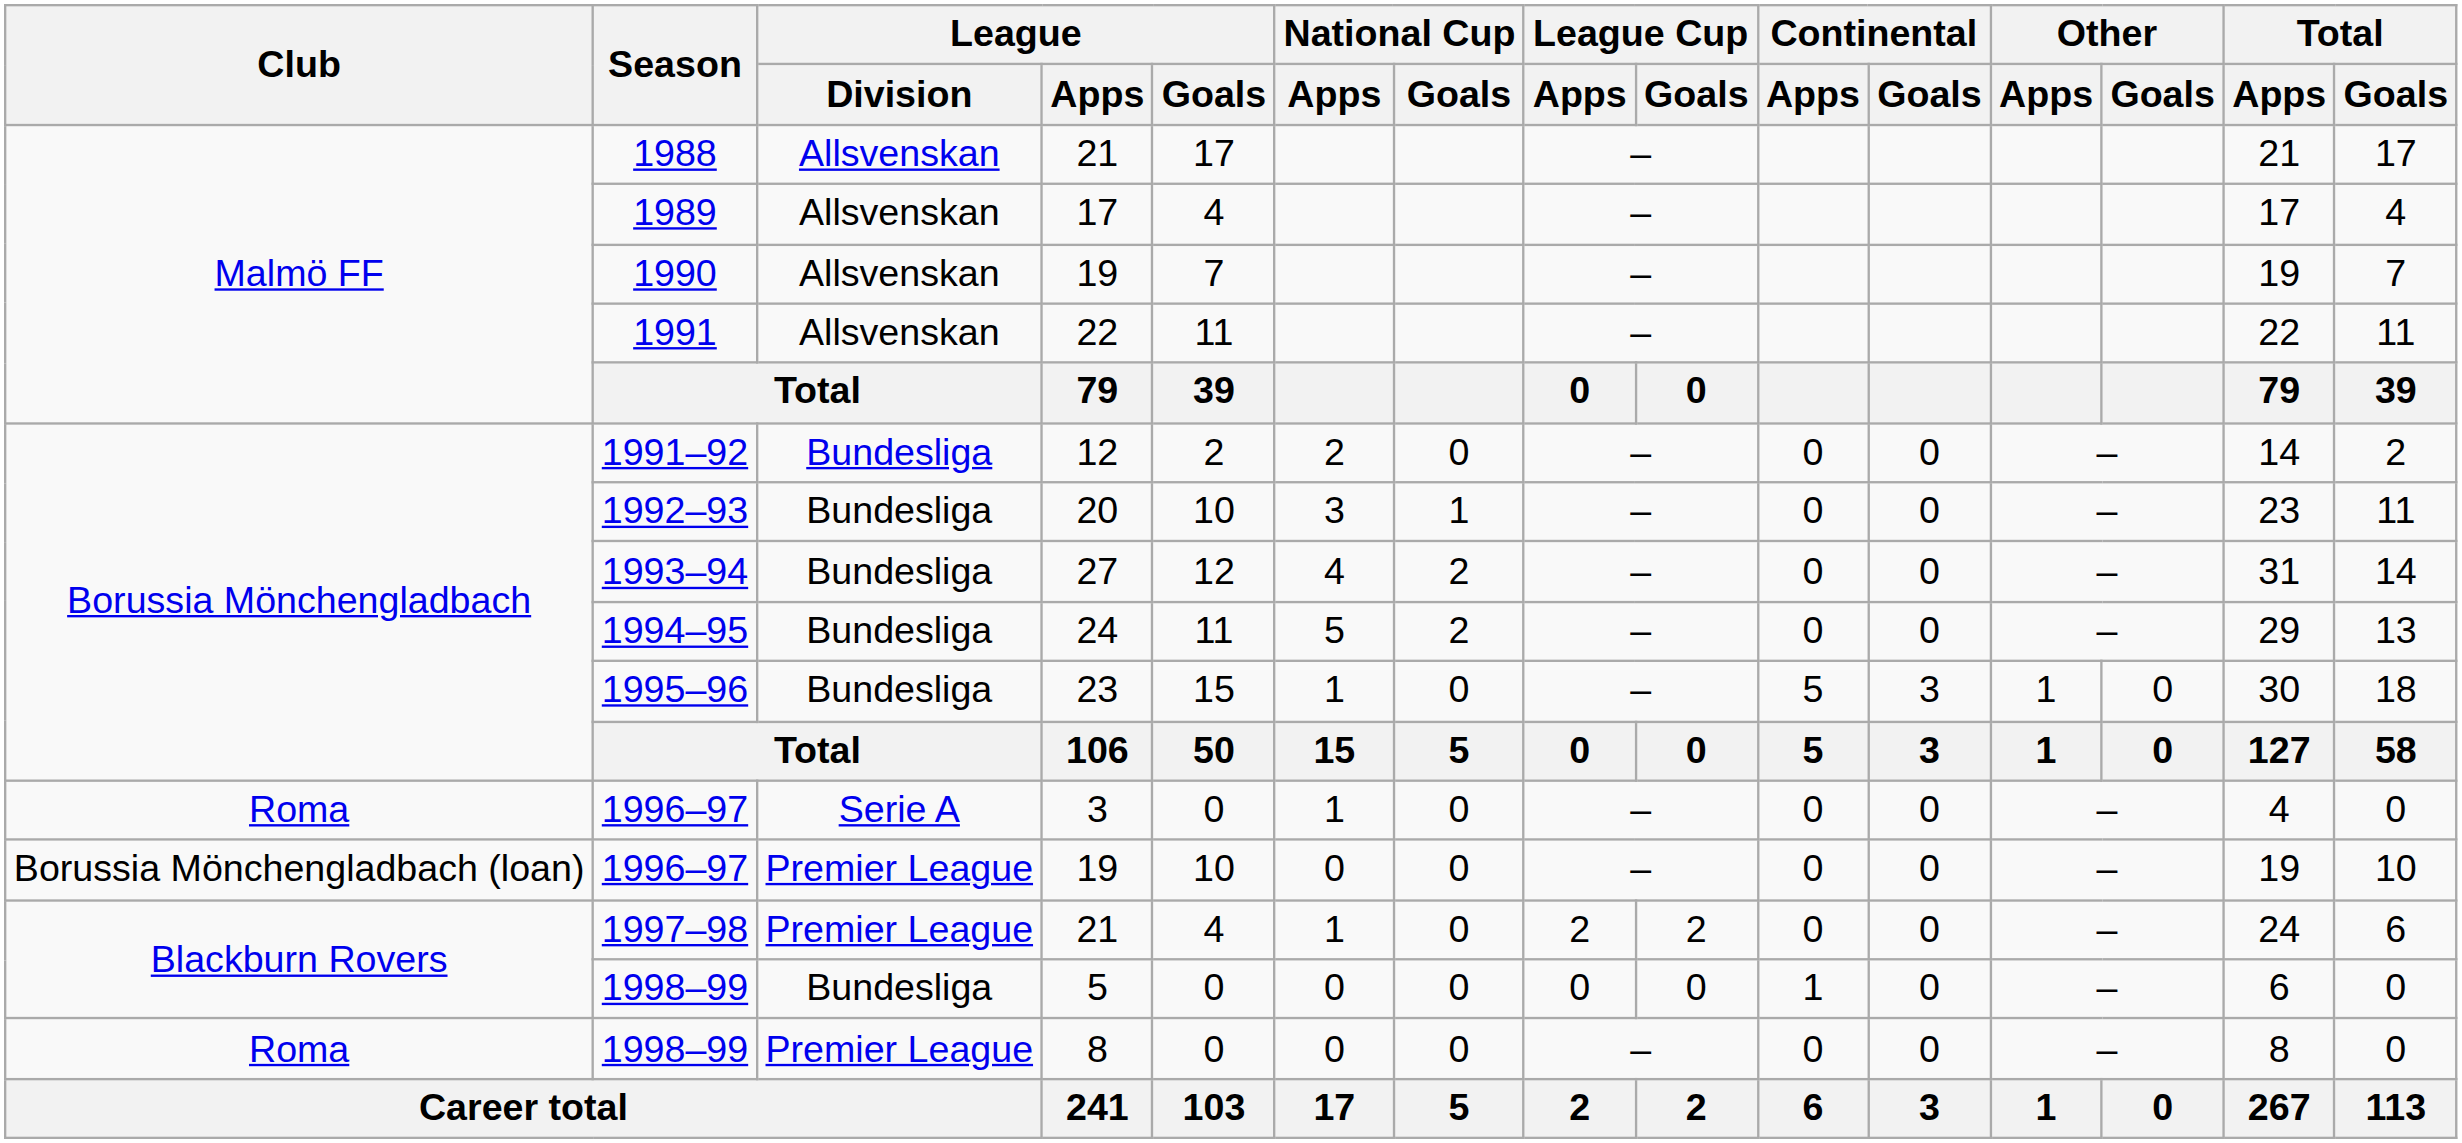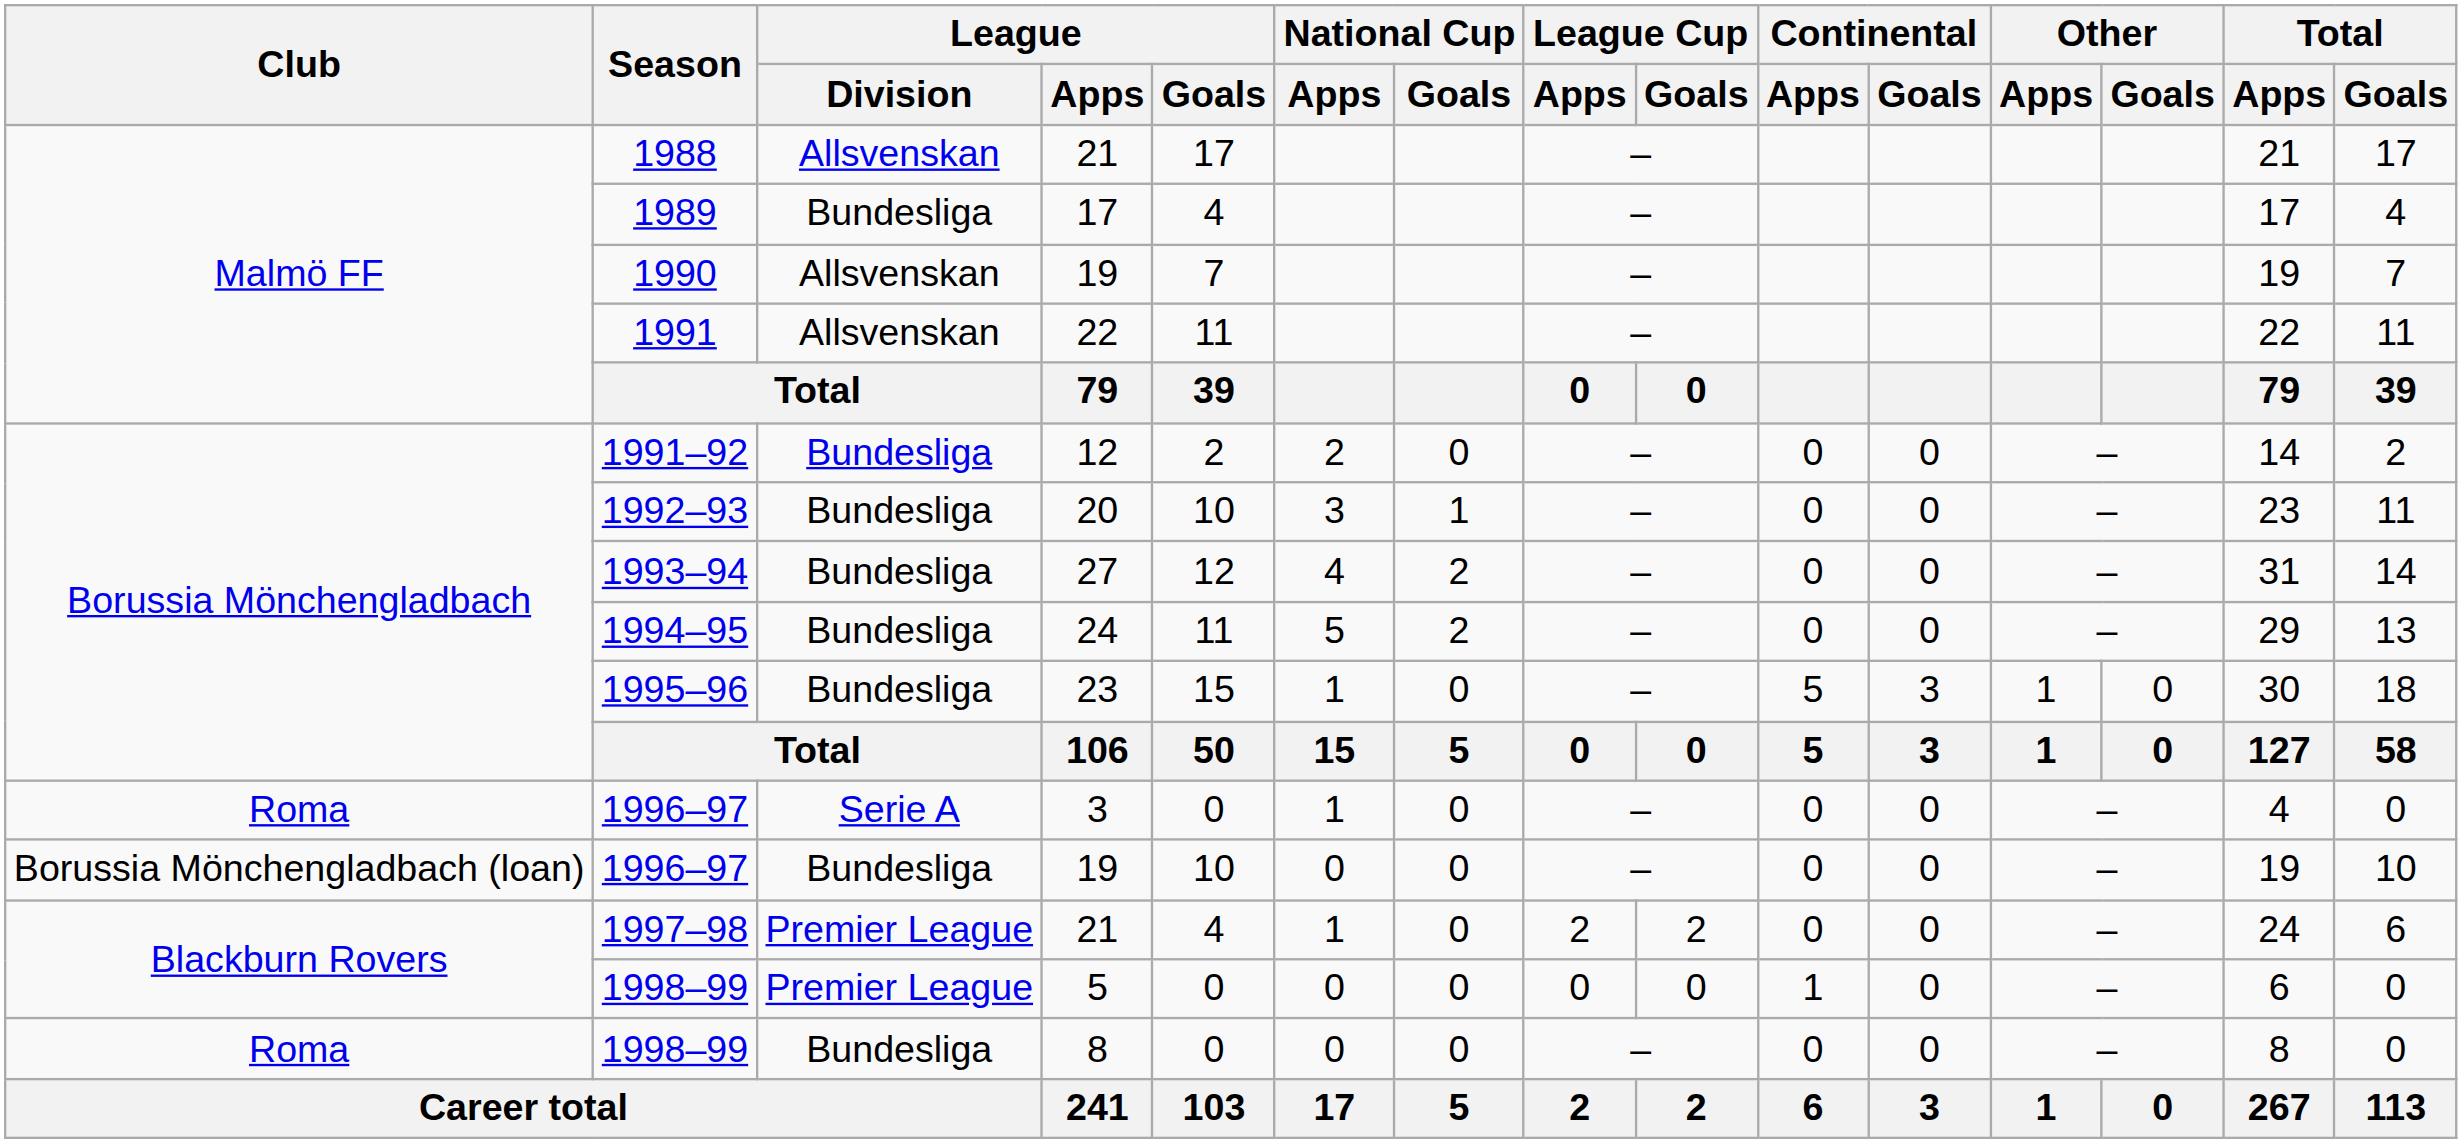(899, 213) Allsvenskan -> (899, 213) Bundesliga
(899, 869) Premier League -> (899, 869) Bundesliga
(899, 988) Bundesliga -> (899, 988) Premier League
(899, 1048) Premier League -> (899, 1048) Bundesliga
